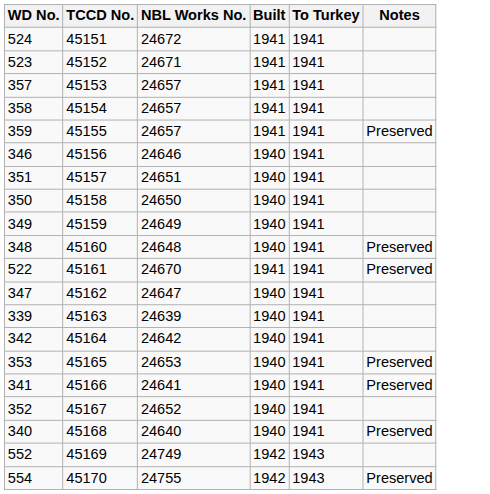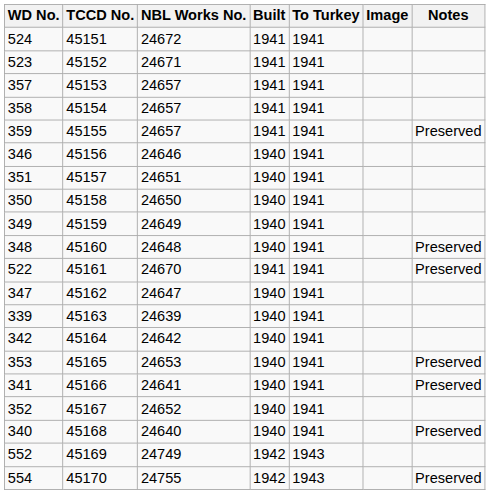+ column: (387, 16)
